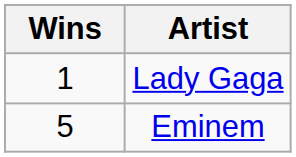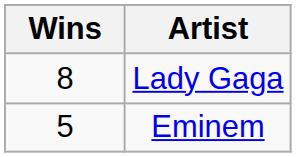(65, 77) 1 -> (65, 77) 8
